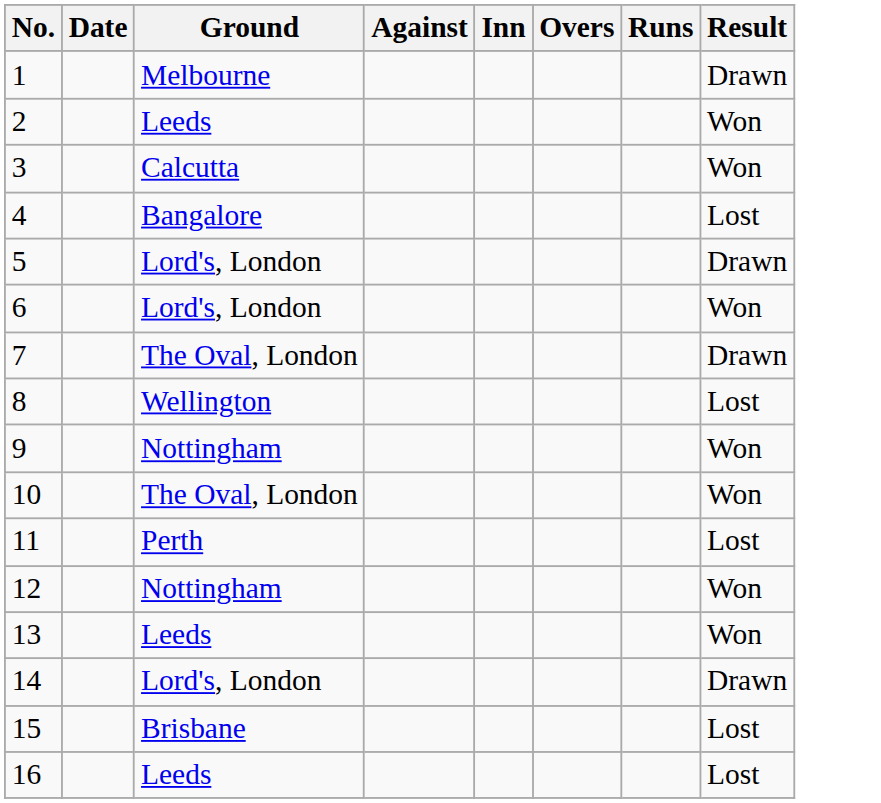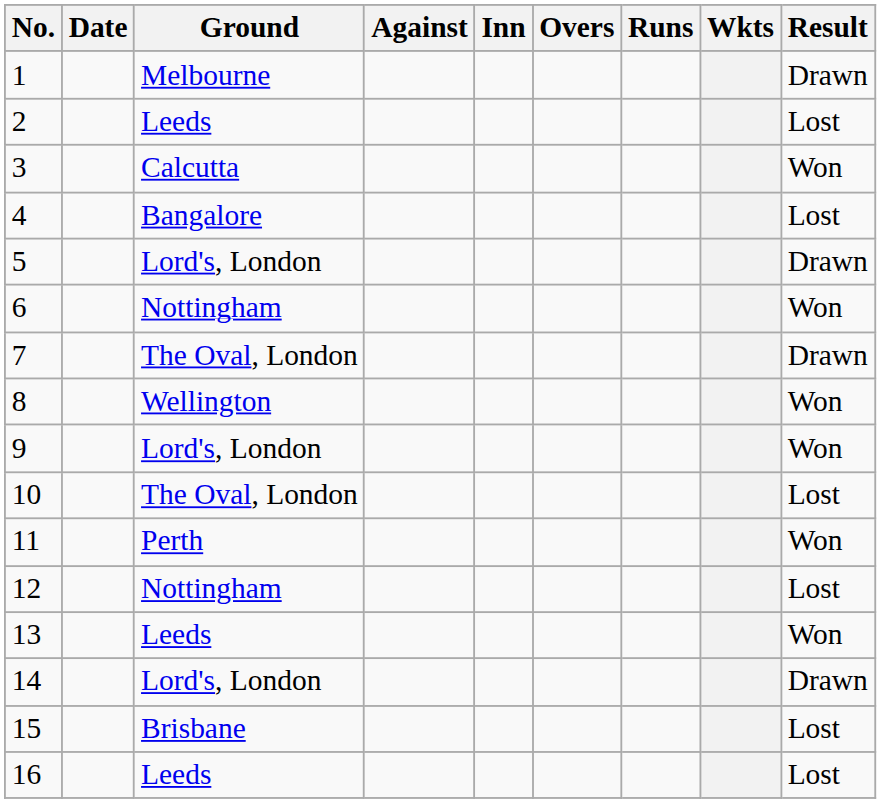+ column: (741, 27)
(734, 121) Won -> (814, 121) Lost
(231, 307) Lord's, London -> (211, 307) Nottingham
(733, 401) Lost -> (815, 401) Won
(211, 448) Nottingham -> (231, 448) Lord's, London
(734, 494) Won -> (814, 494) Lost
(733, 541) Lost -> (815, 541) Won
(734, 588) Won -> (814, 588) Lost
